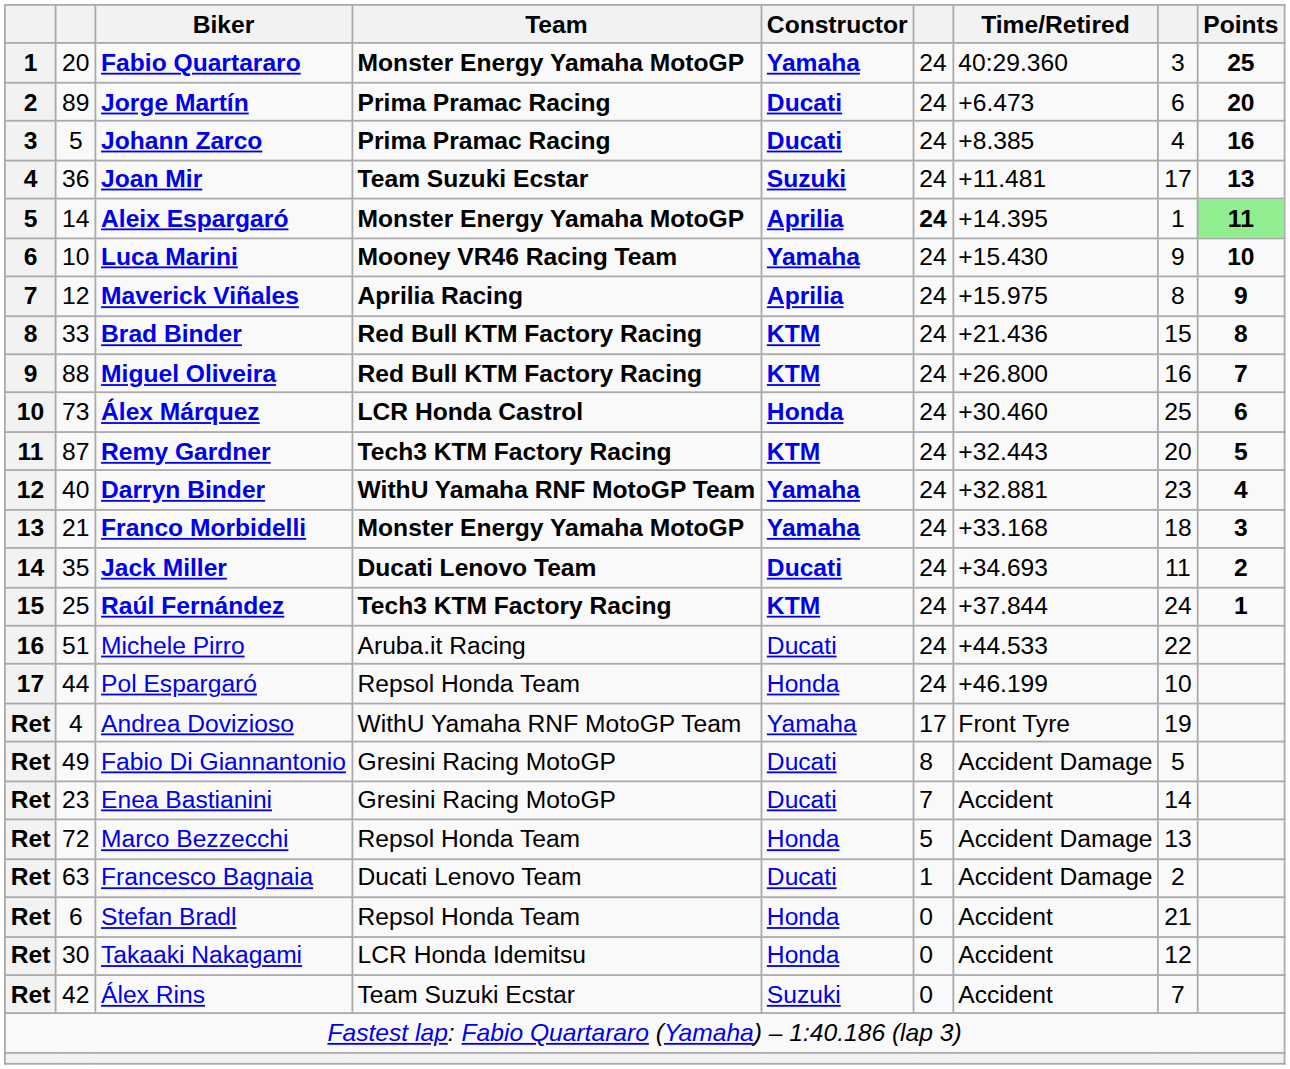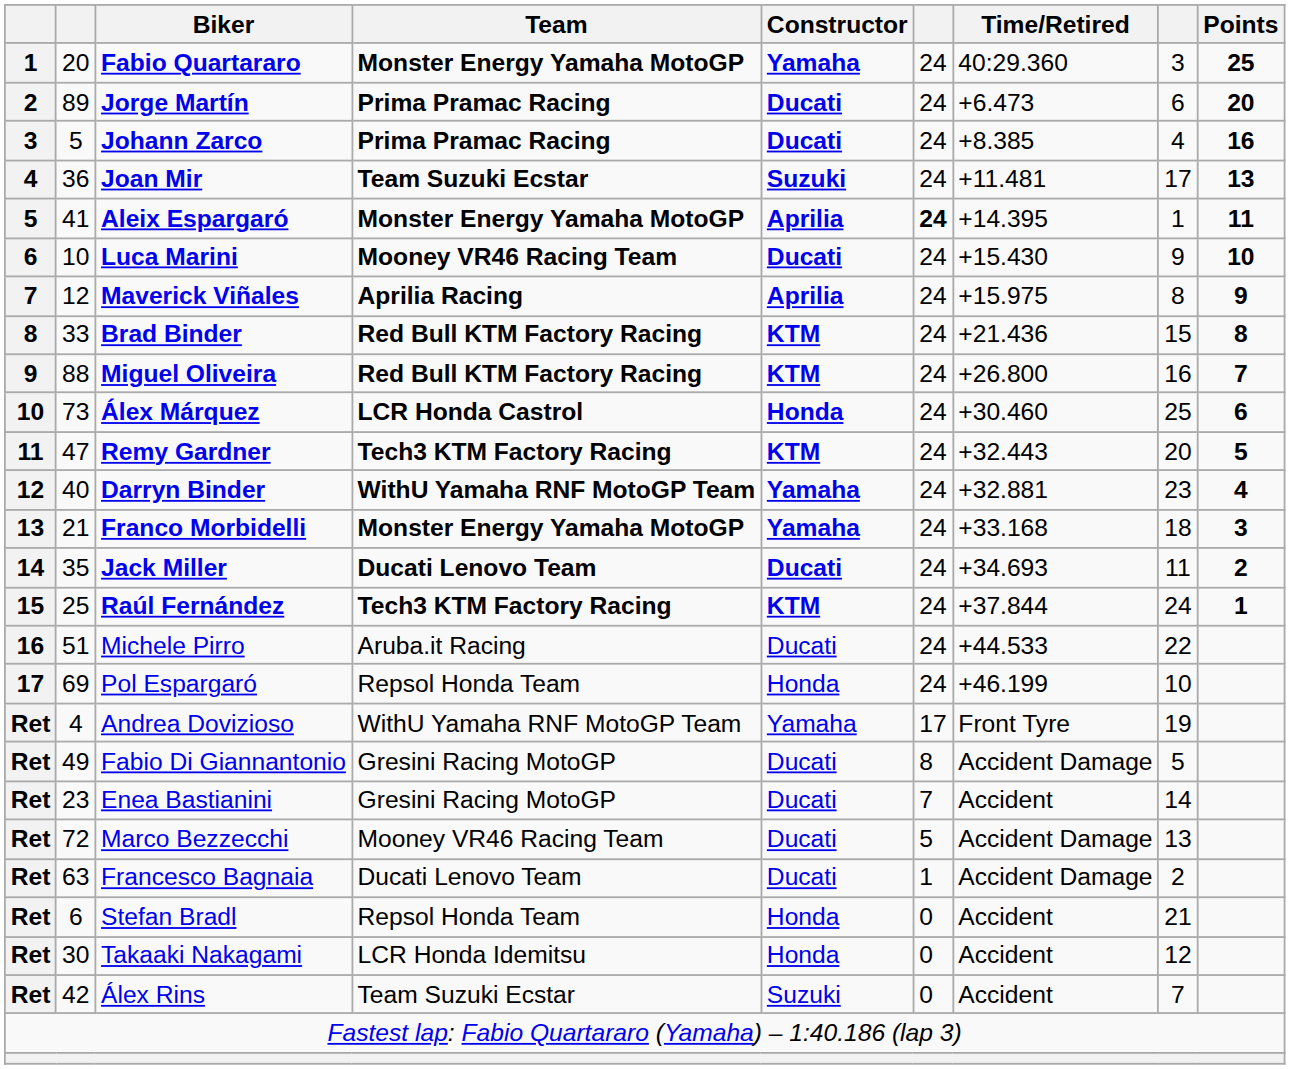(76, 218) 14 -> (76, 218) 41
(1241, 218) lightgreen background -> (1241, 218) no background
(813, 257) Yamaha -> (804, 257) Ducati
(76, 451) 87 -> (76, 451) 47
(76, 684) 44 -> (76, 684) 69
(469, 839) Repsol Honda Team -> (511, 839) Mooney VR46 Racing Team
(803, 839) Honda -> (802, 839) Ducati
